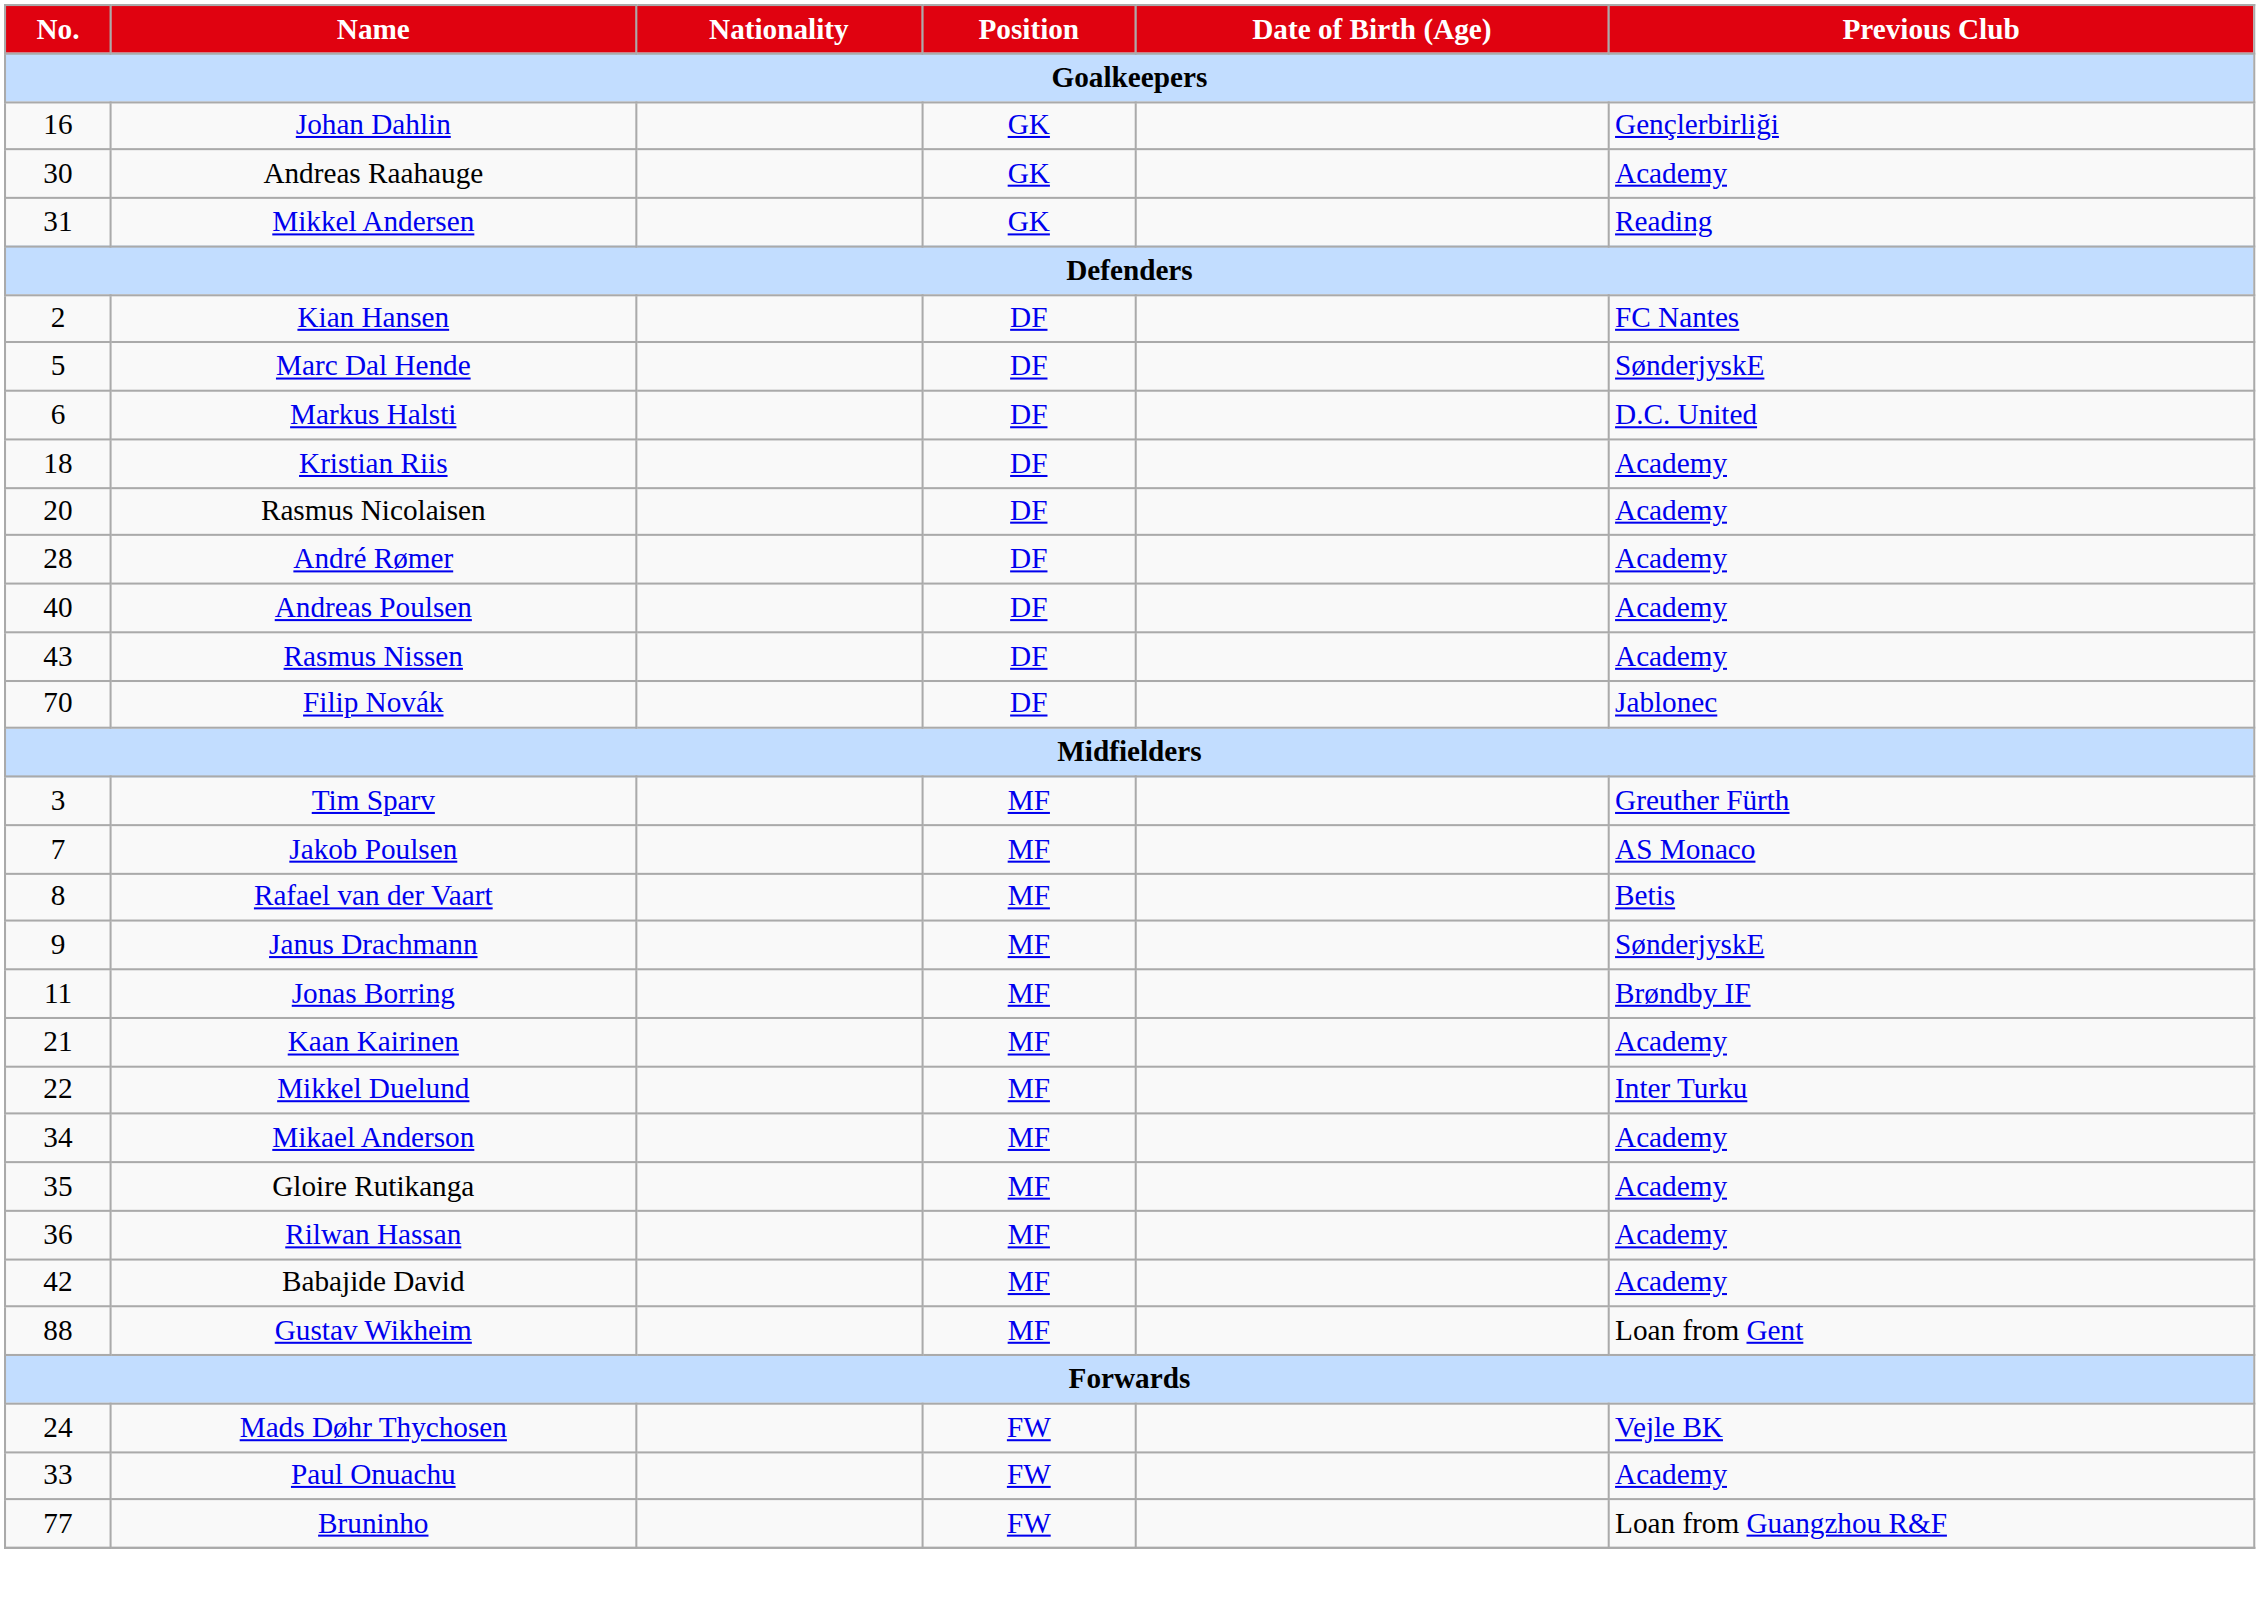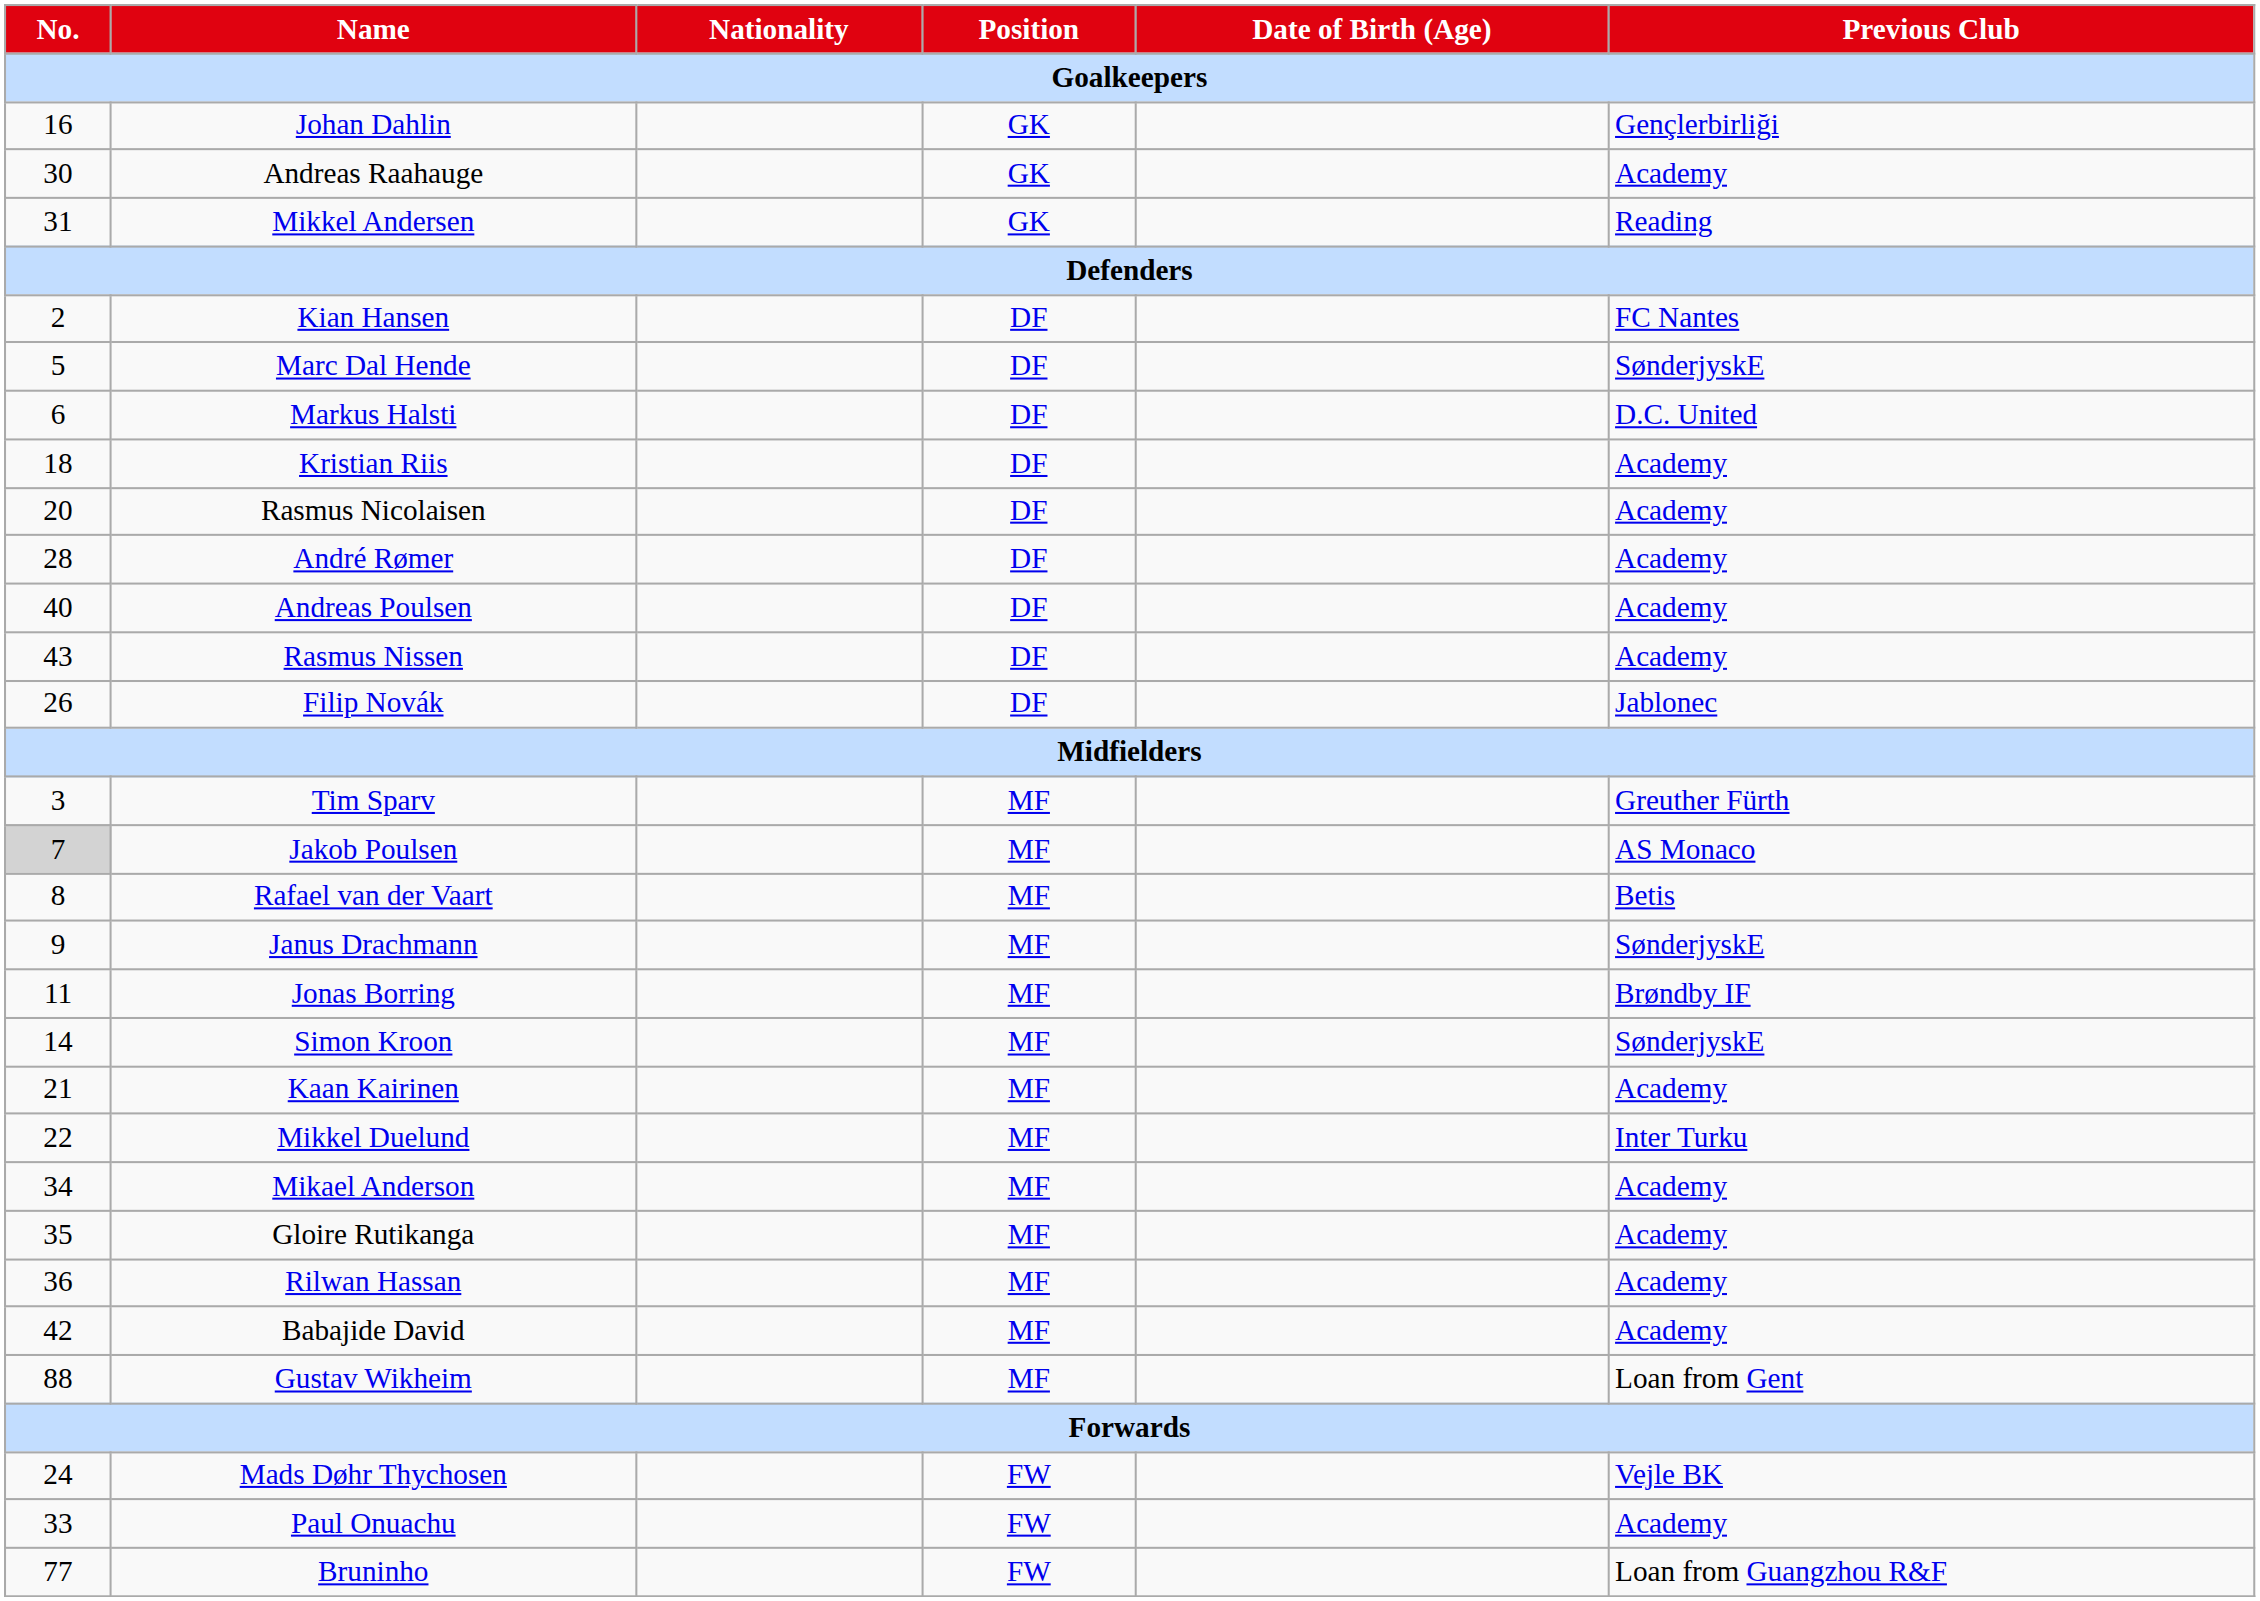(58, 703) 70 -> (58, 703) 26
(58, 848) no background -> (58, 848) lightgrey background
+ row: (373, 1041)
